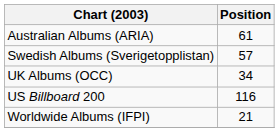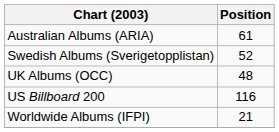(246, 55) 57 -> (246, 55) 52
(246, 76) 34 -> (246, 76) 48
